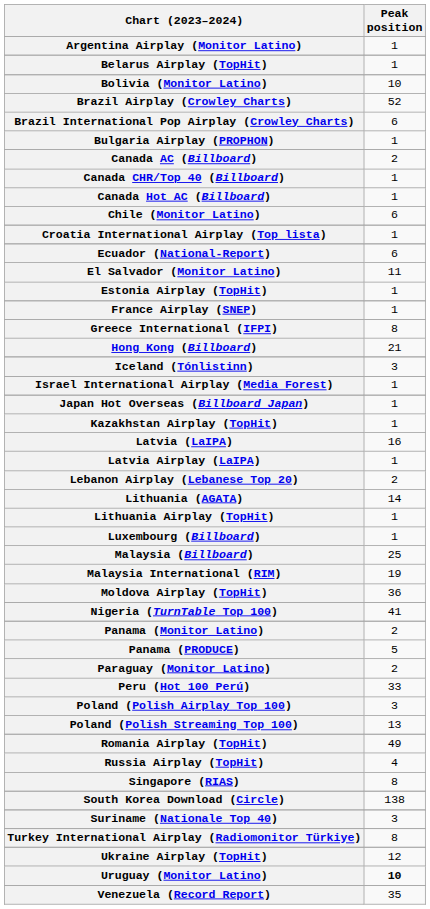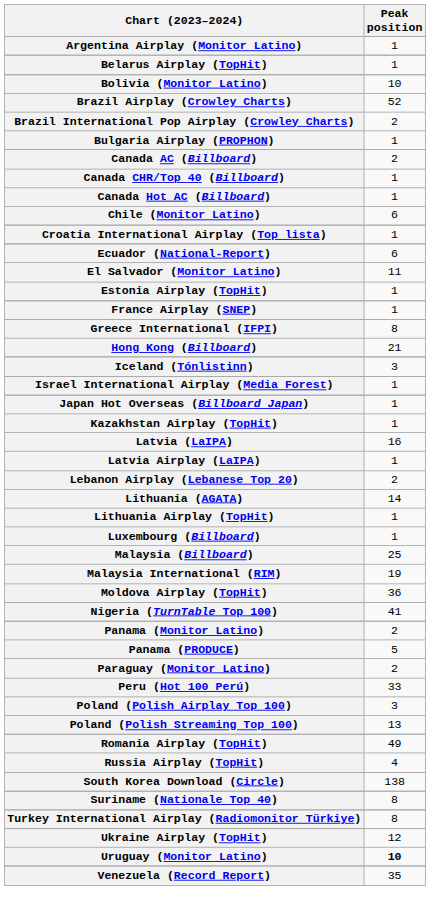(395, 122) 6 -> (395, 122) 2
- row: (184, 781)
(395, 819) 3 -> (395, 800) 8
